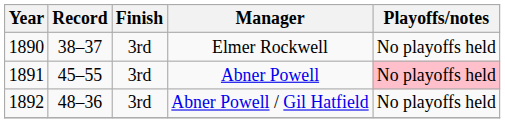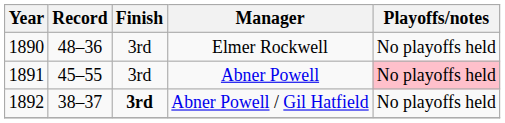(80, 46) 38–37 -> (80, 46) 48–36
(80, 103) 48–36 -> (80, 103) 38–37
(139, 103) normal -> (139, 103) bold
